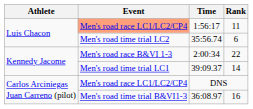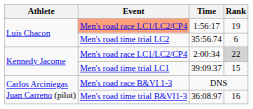(236, 26) 11 -> (236, 26) 19
(126, 54) Men's road race B&VI 1-3 -> (134, 54) Men's road race LC1/LC2/CP4
(236, 54) no background -> (236, 54) lightgrey background
(236, 69) 14 -> (236, 69) 15
(134, 83) Men's road race LC1/LC2/CP4 -> (126, 83) Men's road race B&VI 1-3
